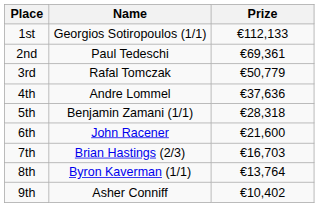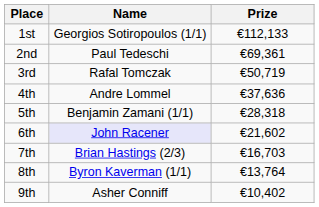(263, 73) €50,779 -> (263, 73) €50,719
(130, 133) no background -> (130, 133) lavender background
(263, 133) €21,600 -> (263, 133) €21,602
